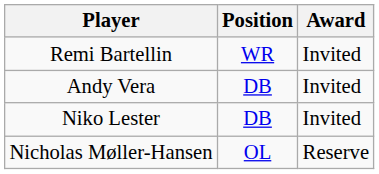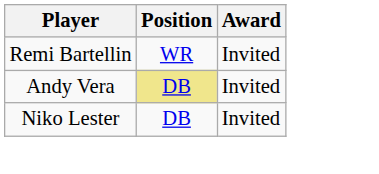(258, 86) no background -> (177, 86) khaki background
- row: (111, 151)
